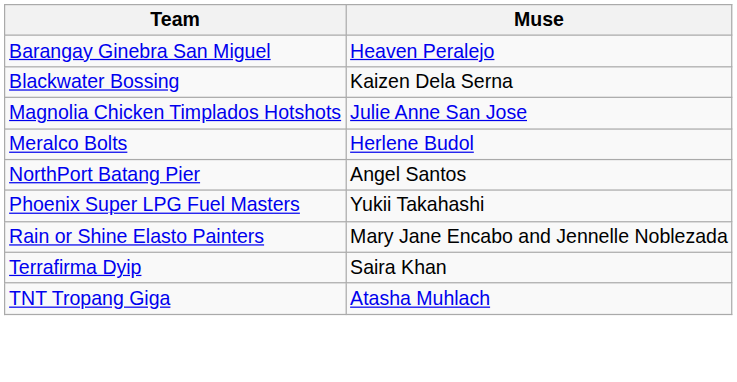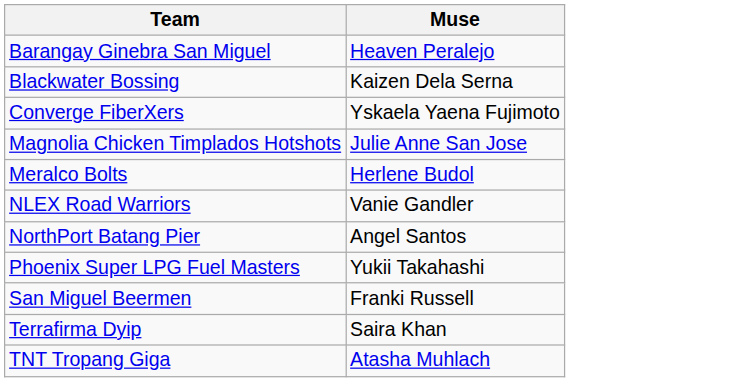+ row: (96, 112)
+ row: (100, 205)
- row: (137, 236)
+ row: (100, 298)
